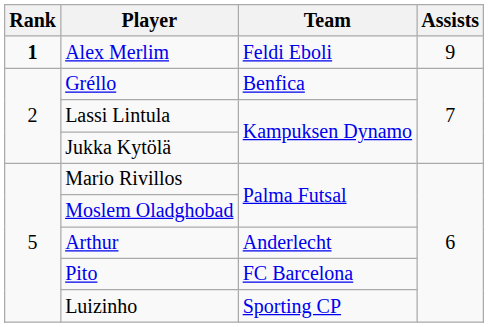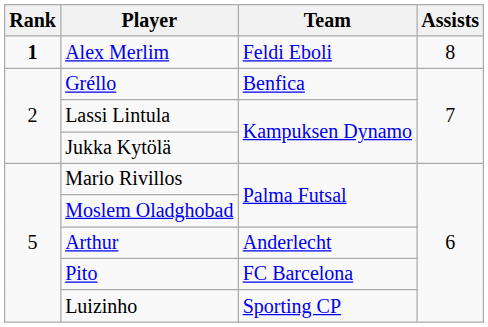(450, 52) 9 -> (450, 52) 8
